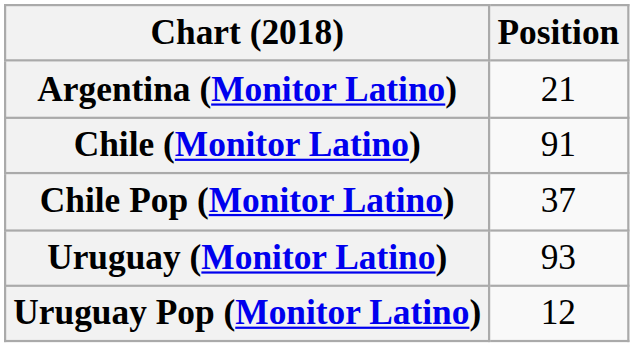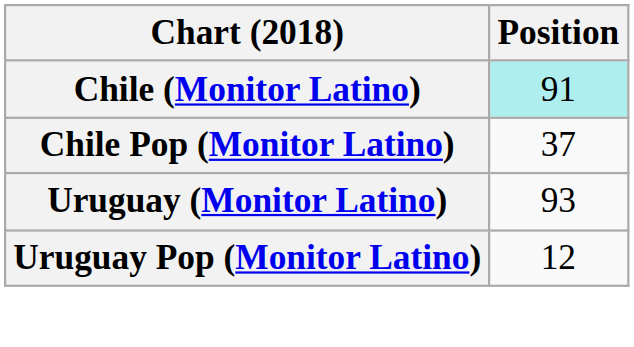- row: (247, 88)
(558, 144) no background -> (558, 88) paleturquoise background
